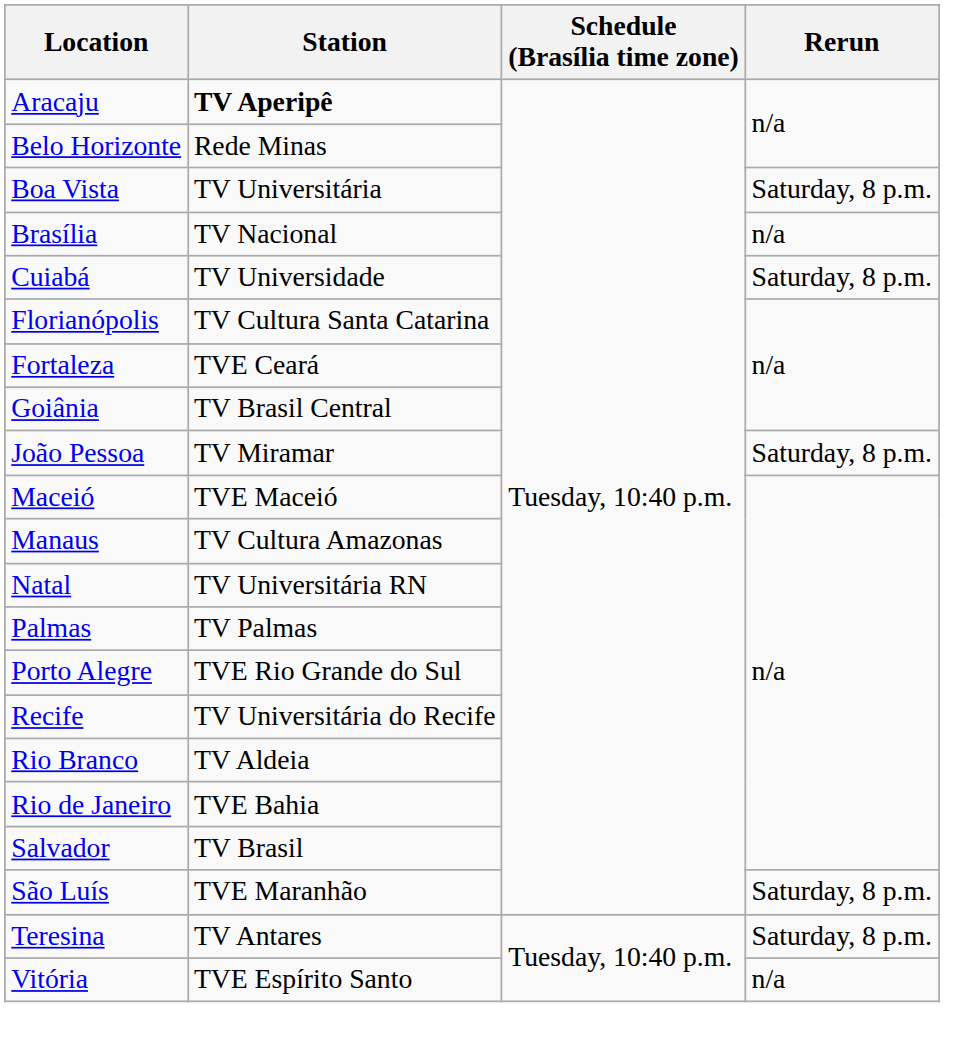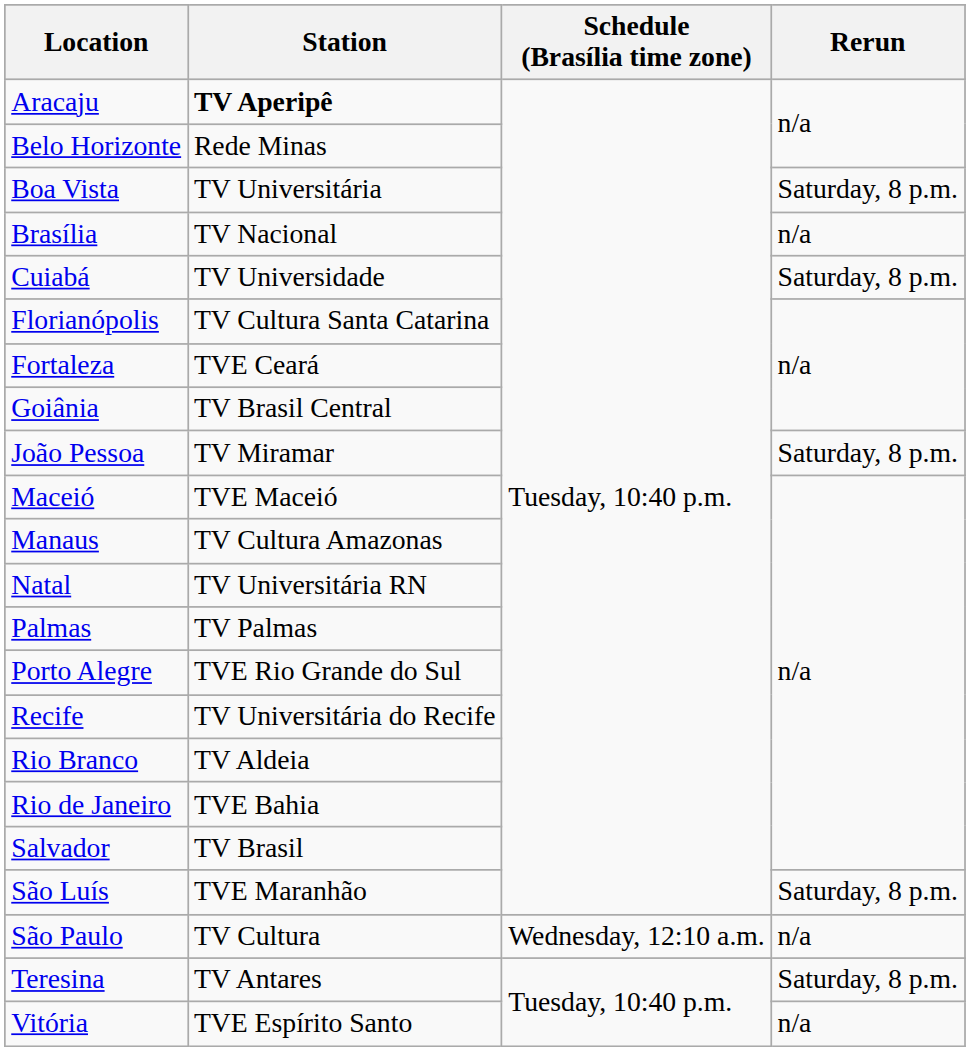+ row: (67, 935)
